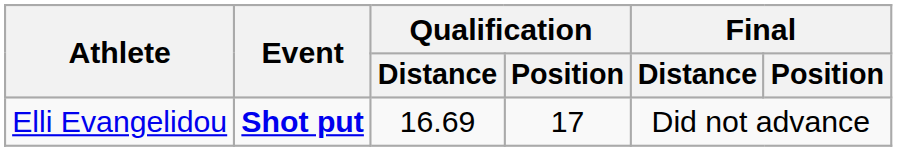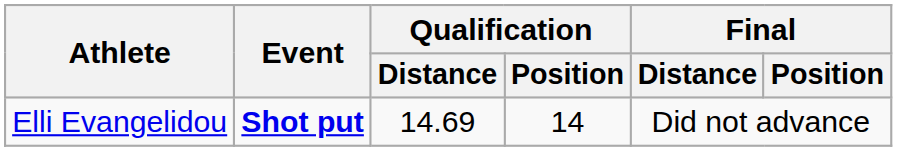(438, 122) 16.69 -> (438, 122) 14.69
(567, 122) 17 -> (567, 122) 14
